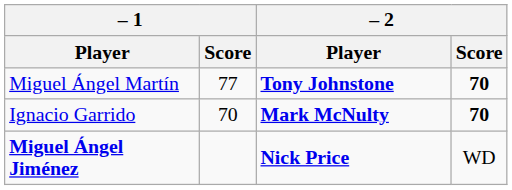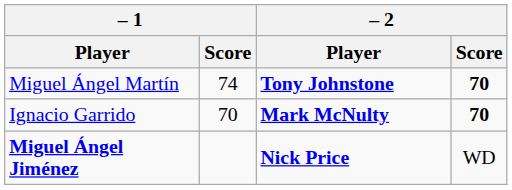(228, 83) 77 -> (228, 83) 74
